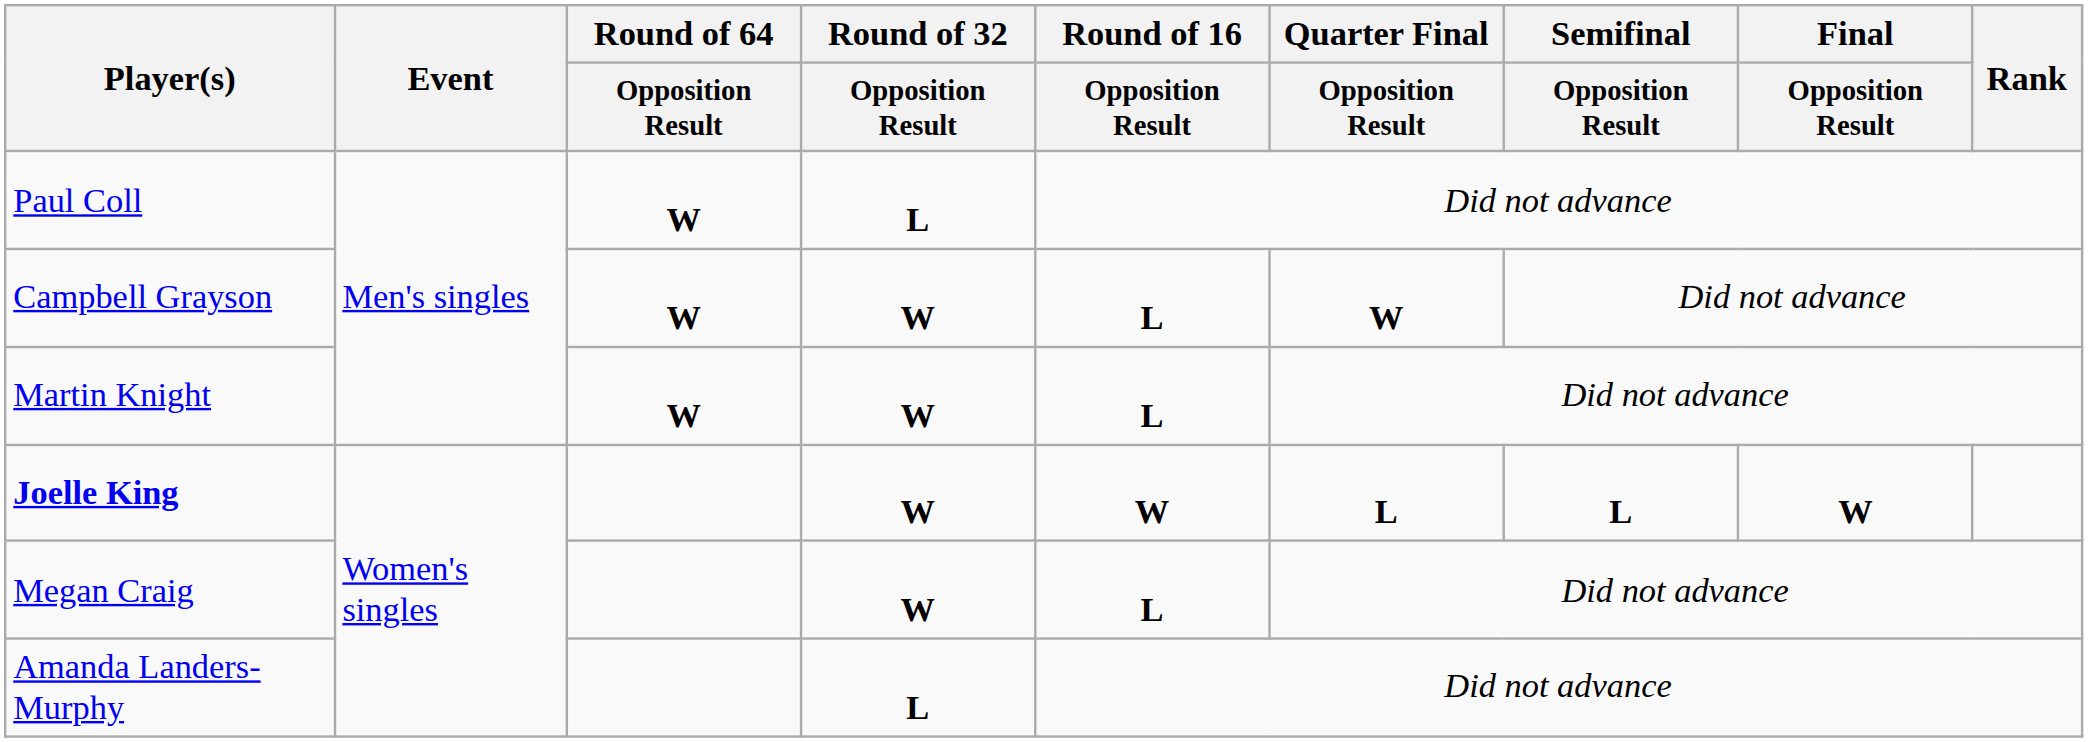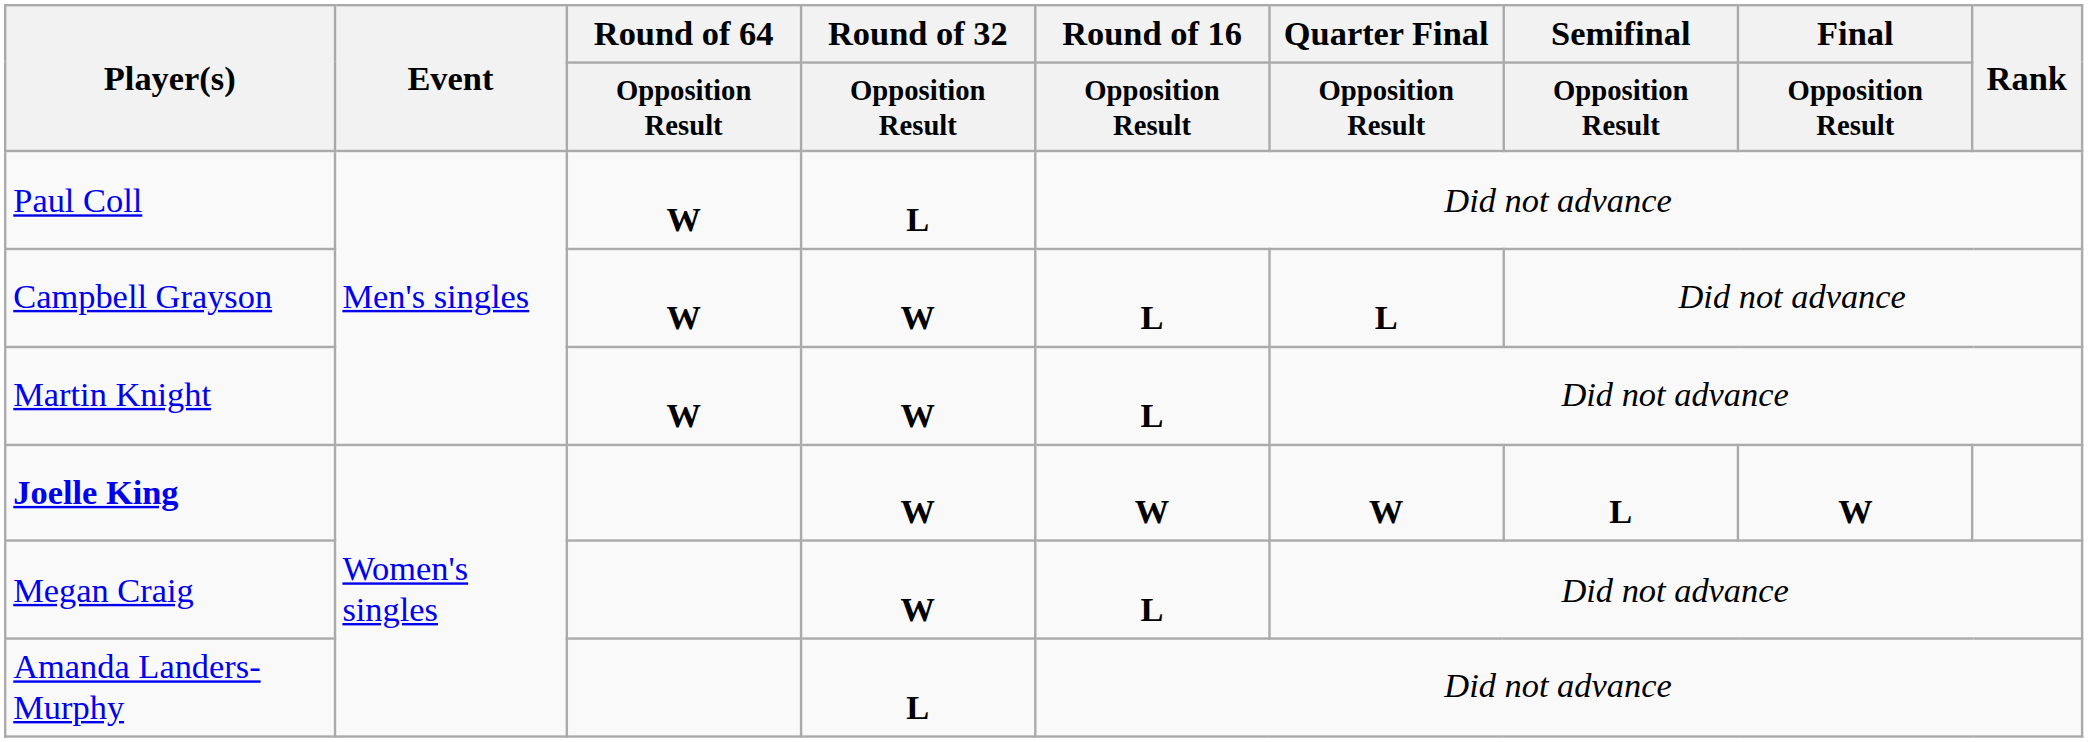(1386, 317) W -> (1386, 317) L
(1386, 512) L -> (1386, 512) W
